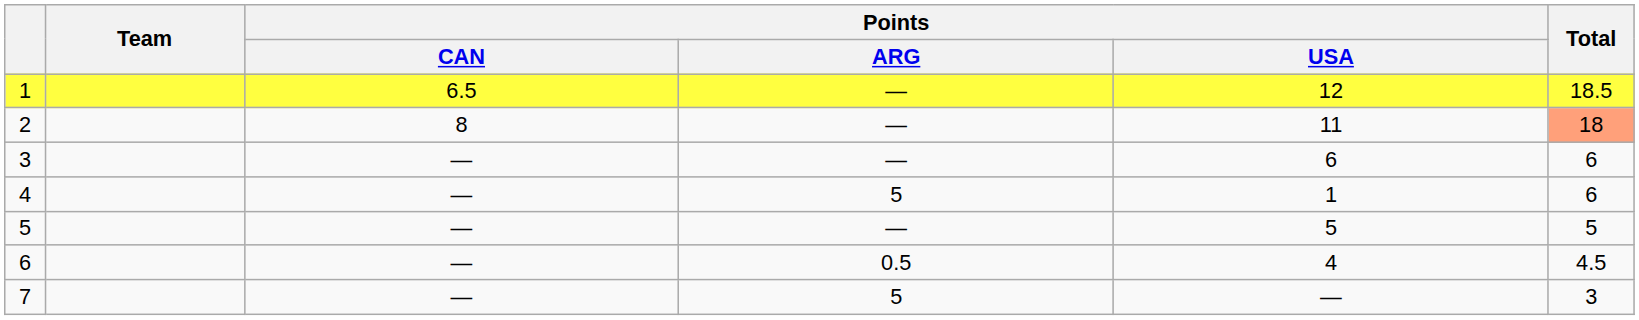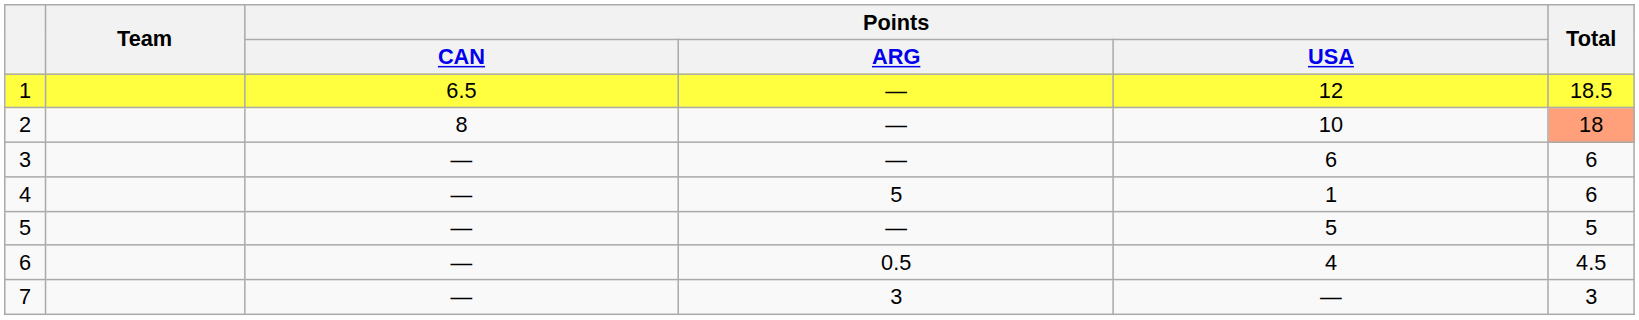(1331, 125) 11 -> (1331, 125) 10
(896, 297) 5 -> (896, 297) 3
